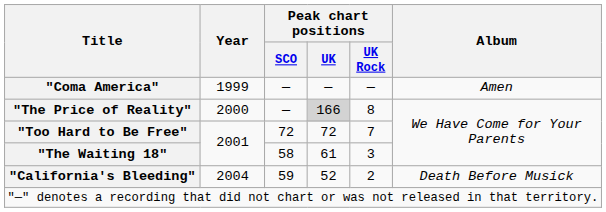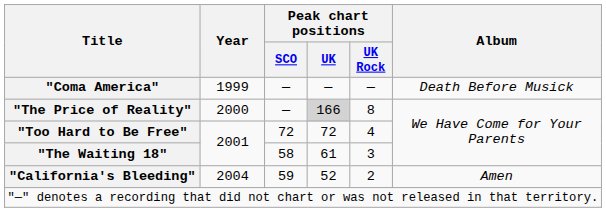(497, 88) Amen -> (497, 88) Death Before Musick
(371, 132) 7 -> (371, 132) 4
(497, 176) Death Before Musick -> (497, 176) Amen
